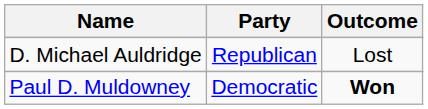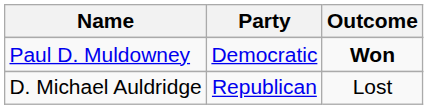rows swapped: (100, 87) <-> (106, 54)
